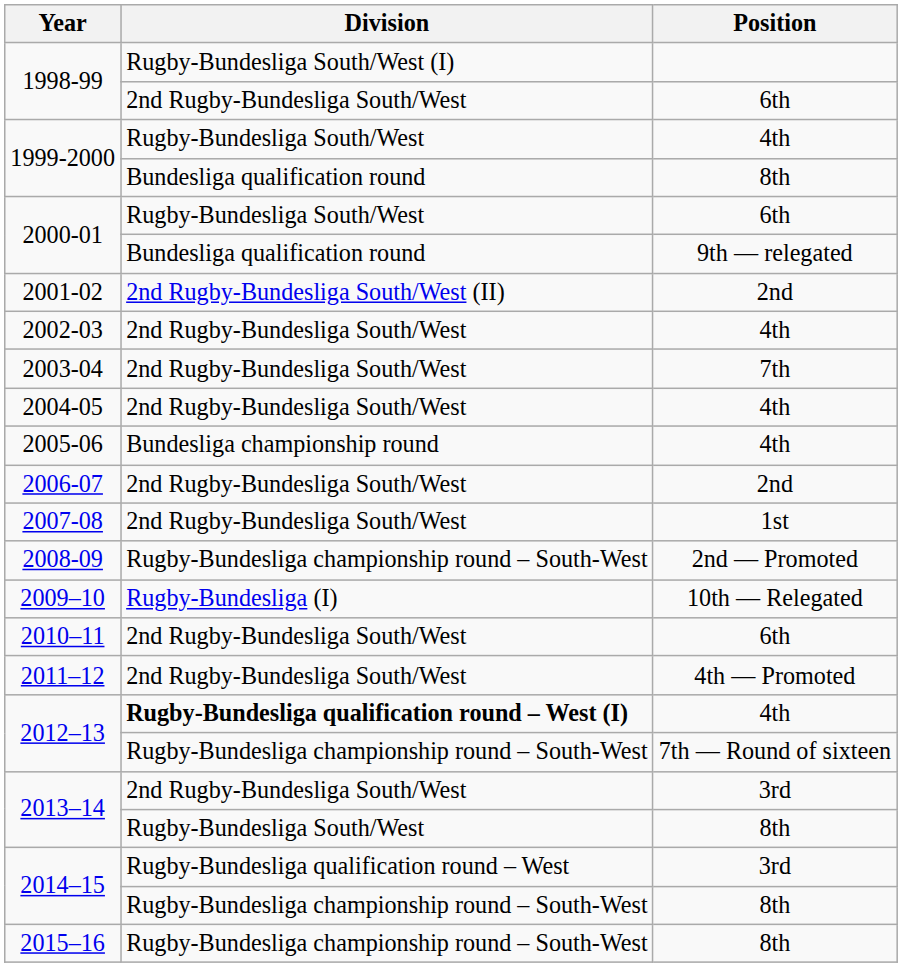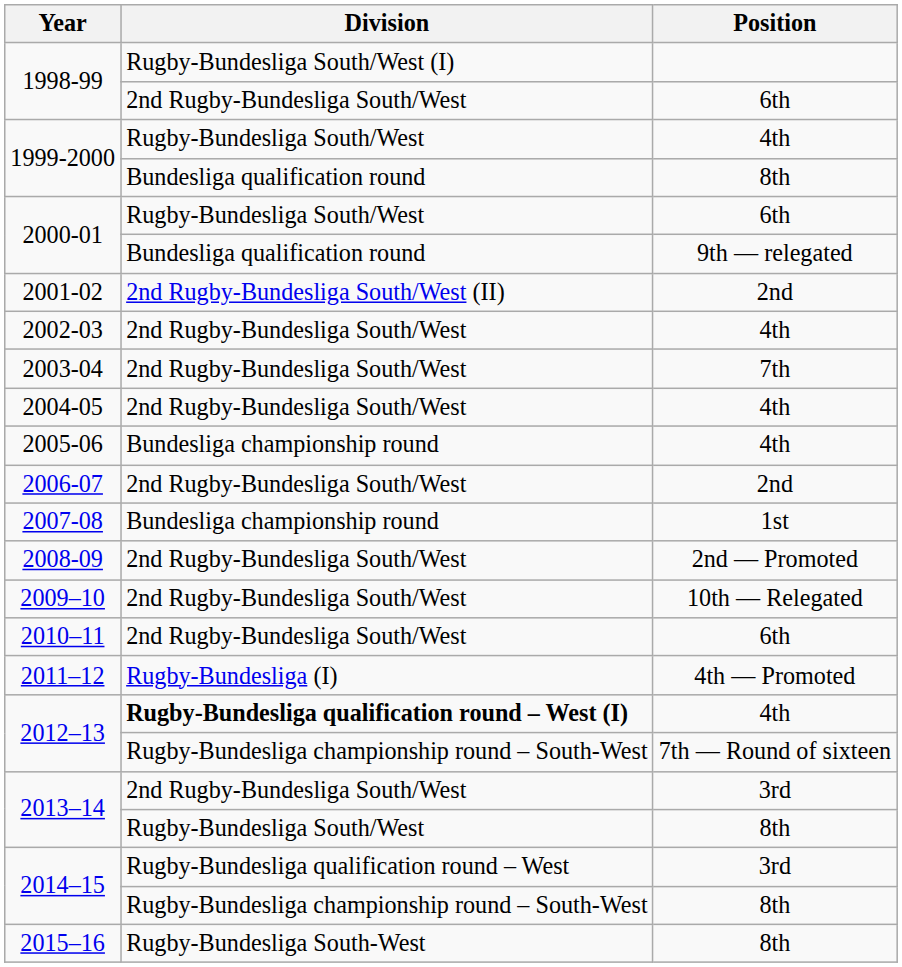(296, 521) 2nd Rugby-Bundesliga South/West -> (283, 521) Bundesliga championship round
(387, 560) Rugby-Bundesliga championship round – South-West -> (296, 560) 2nd Rugby-Bundesliga South/West
(232, 598) Rugby-Bundesliga (I) -> (296, 598) 2nd Rugby-Bundesliga South/West
(296, 675) 2nd Rugby-Bundesliga South/West -> (232, 675) Rugby-Bundesliga (I)
(387, 943) Rugby-Bundesliga championship round – South-West -> (276, 943) Rugby-Bundesliga South-West
